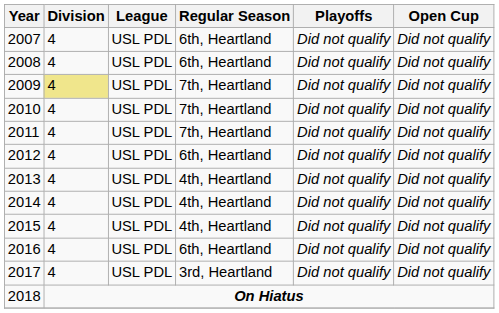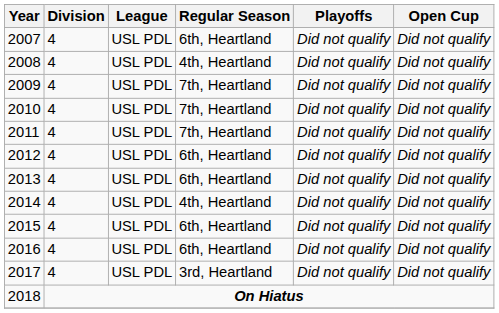(225, 62) 6th, Heartland -> (225, 62) 4th, Heartland
(51, 86) khaki background -> (51, 86) no background
(225, 179) 4th, Heartland -> (225, 179) 6th, Heartland
(225, 226) 4th, Heartland -> (225, 226) 6th, Heartland
